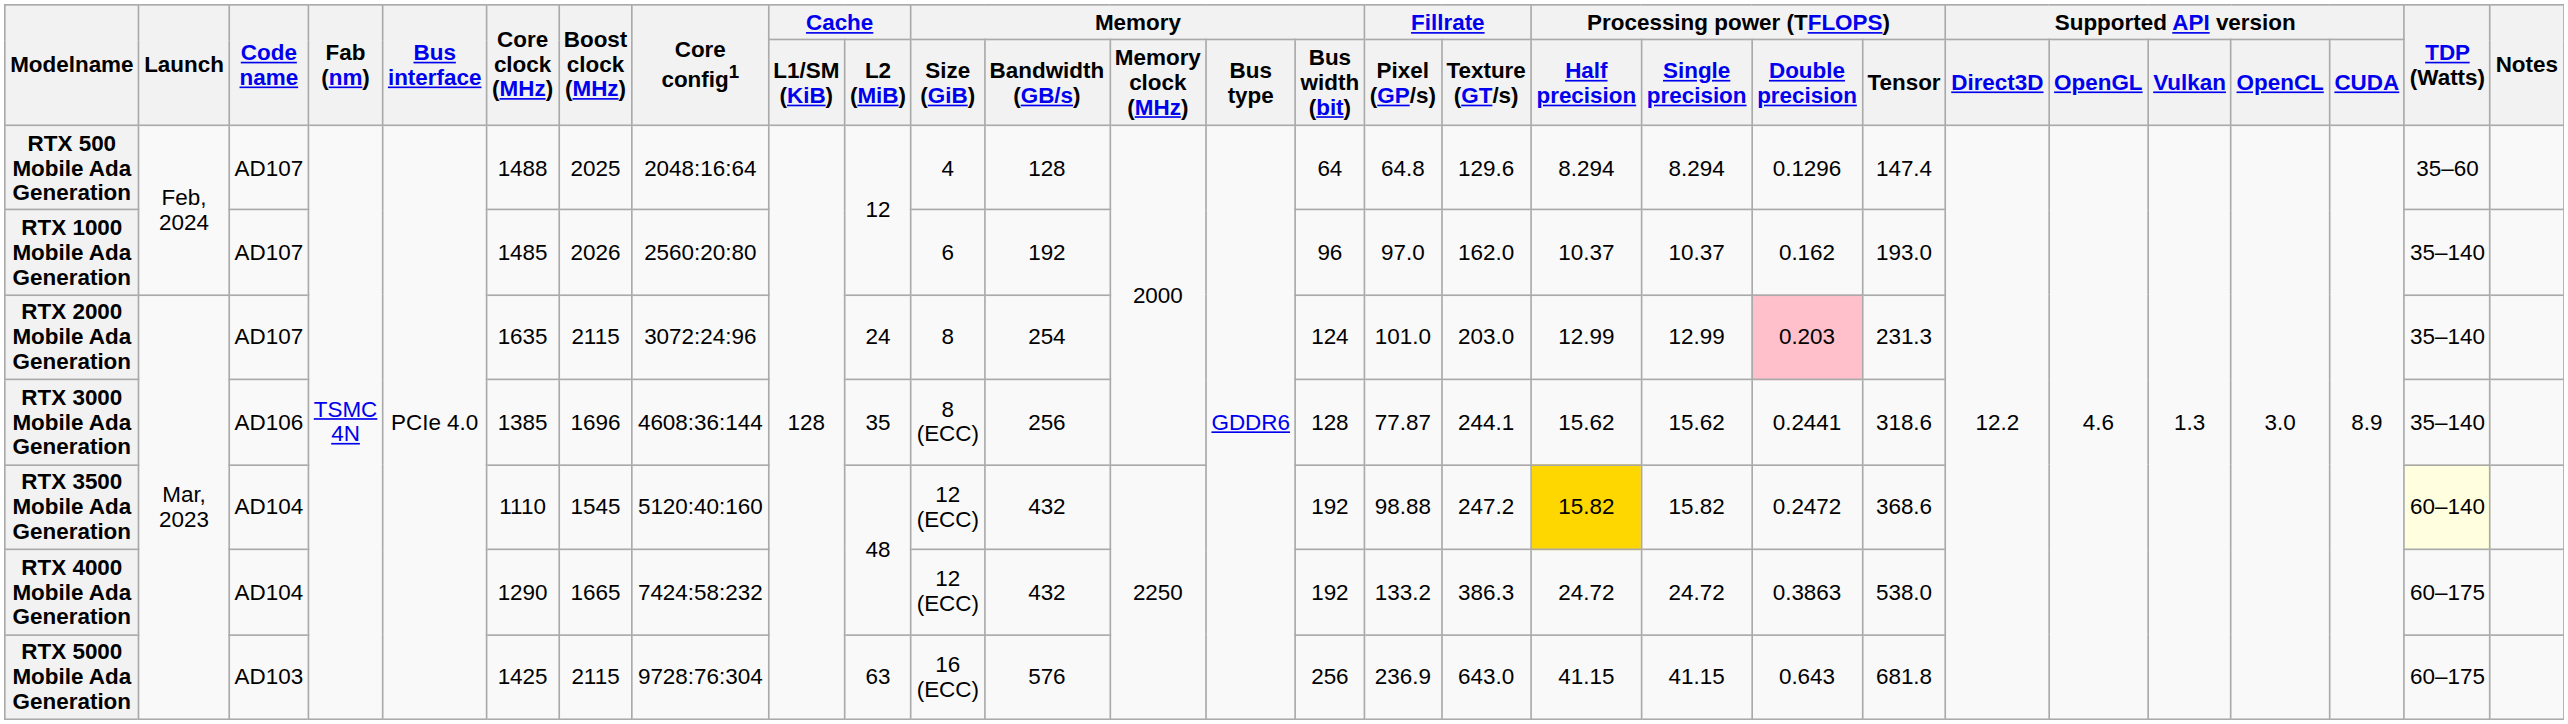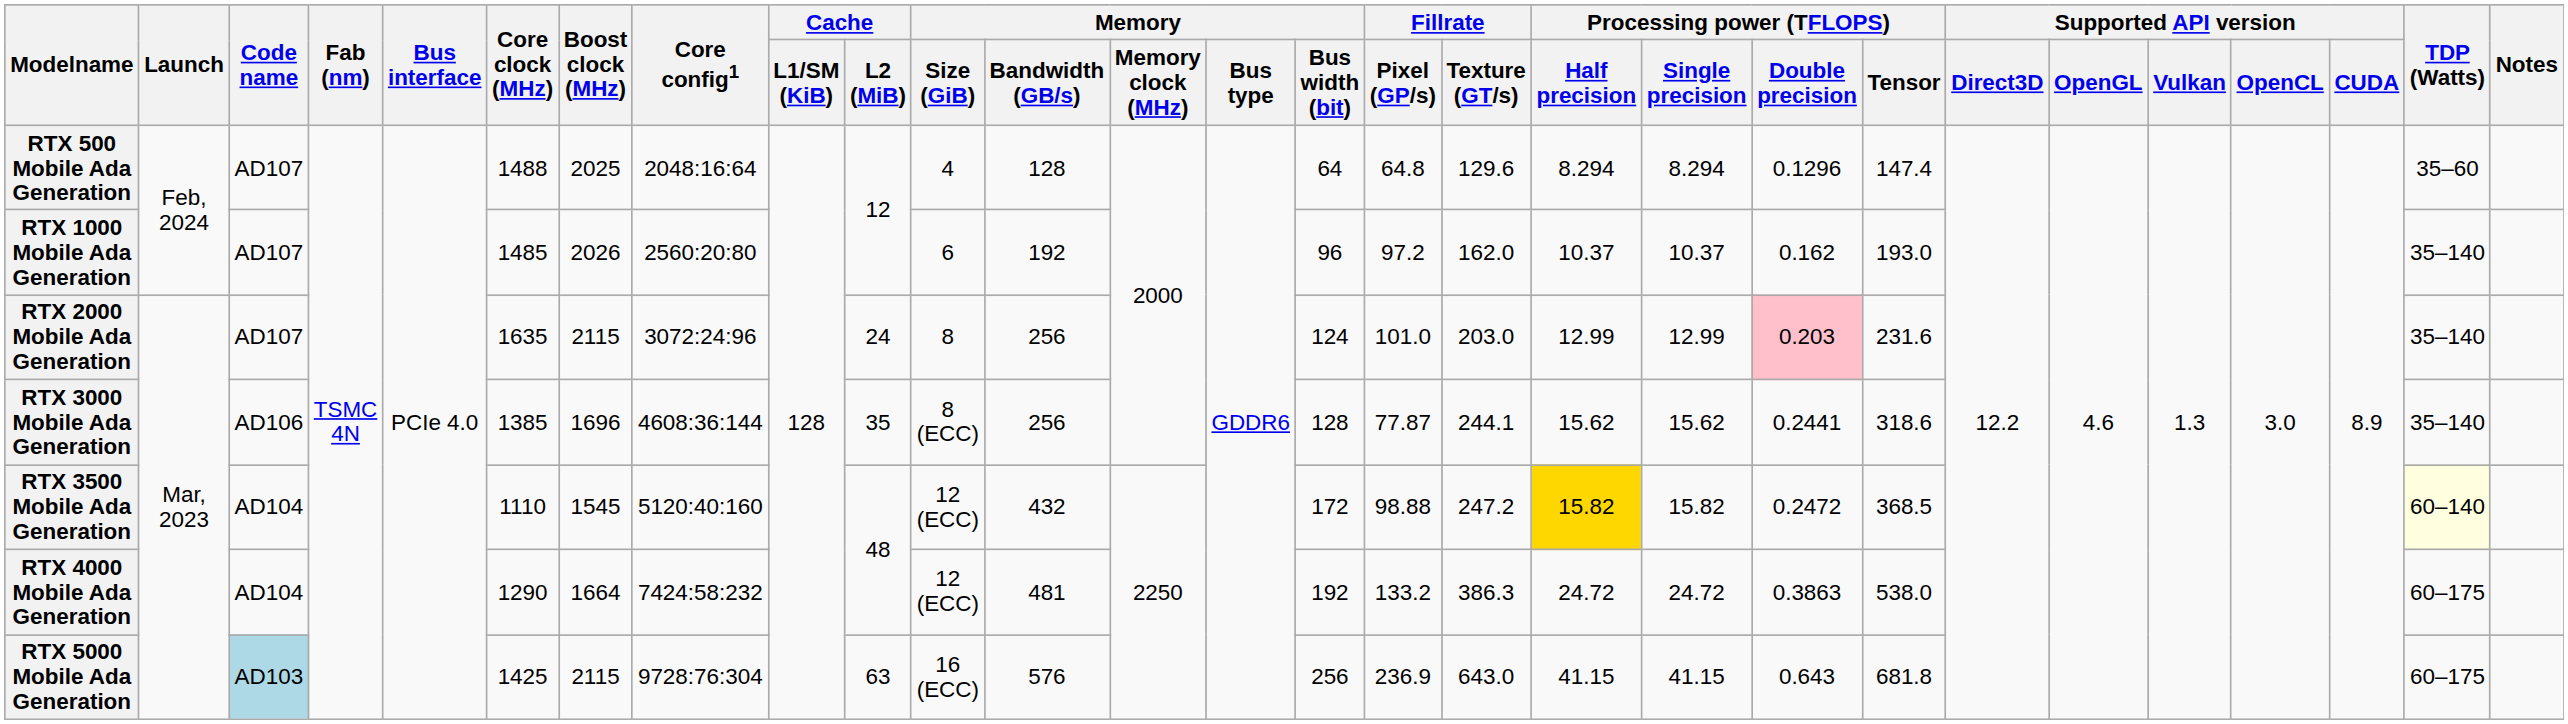(1403, 252) 97.0 -> (1403, 252) 97.2
(1047, 337) 254 -> (1047, 337) 256
(1904, 337) 231.3 -> (1904, 337) 231.6
(1330, 507) 192 -> (1330, 507) 172
(1904, 507) 368.6 -> (1904, 507) 368.5
(595, 591) 1665 -> (595, 591) 1664
(1047, 591) 432 -> (1047, 591) 481
(269, 676) no background -> (269, 676) lightblue background
